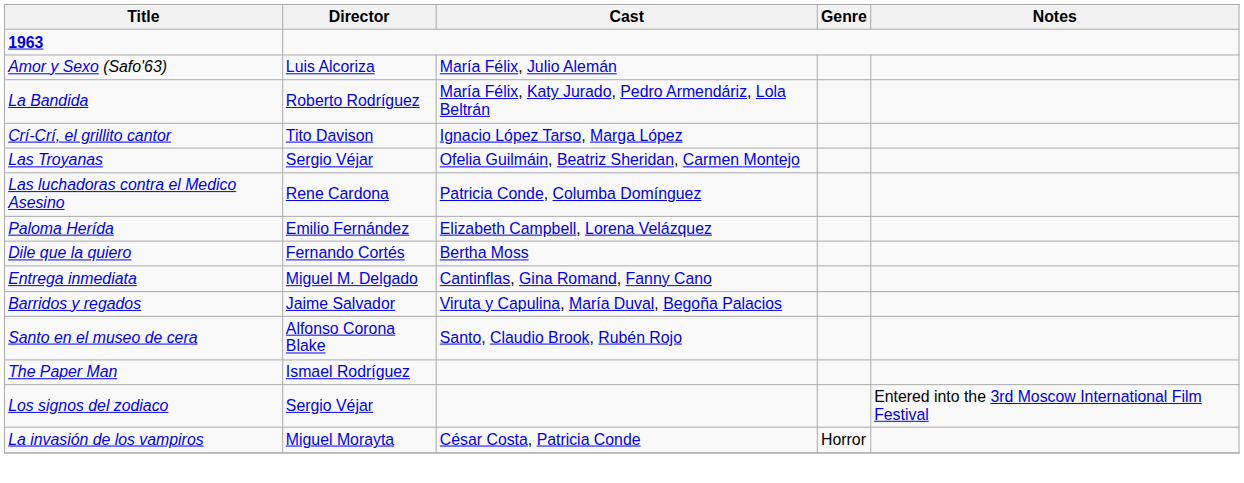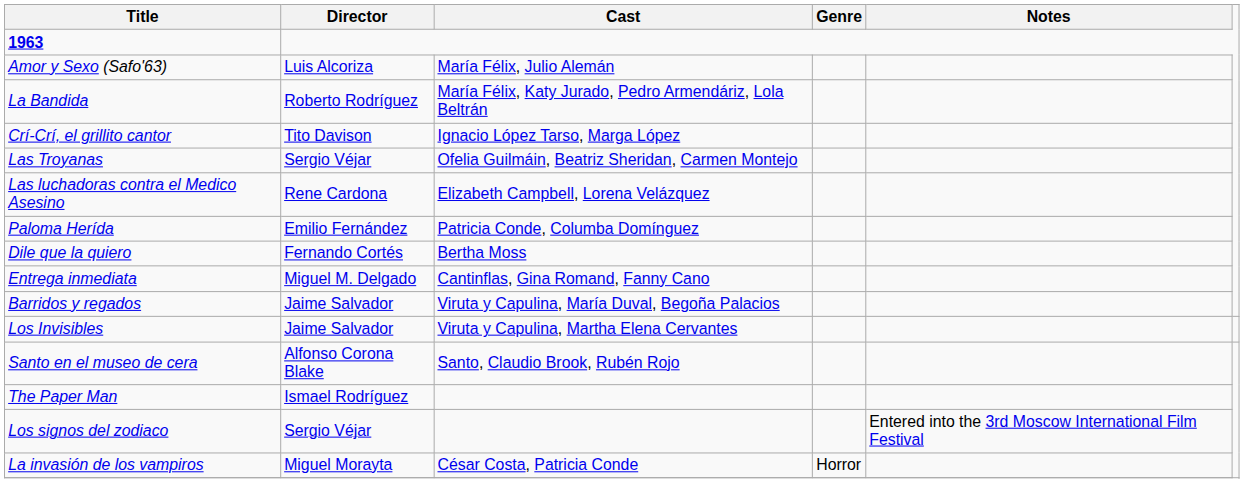(571, 194) Patricia Conde, Columba Domínguez -> (574, 194) Elizabeth Campbell, Lorena Velázquez
(576, 228) Elizabeth Campbell, Lorena Velázquez -> (568, 228) Patricia Conde, Columba Domínguez
+ row: (56, 329)
